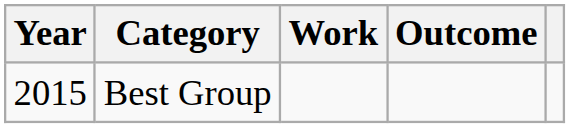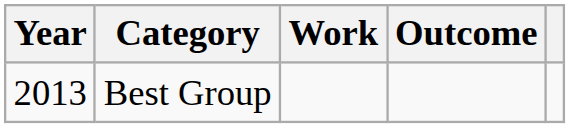(50, 91) 2015 -> (50, 91) 2013
